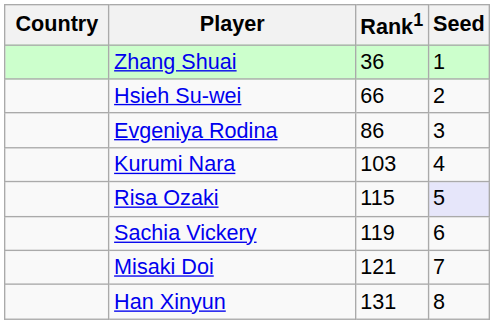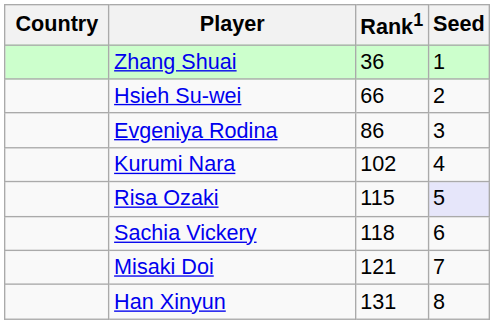(378, 164) 103 -> (378, 164) 102
(378, 233) 119 -> (378, 233) 118
